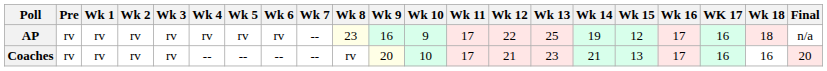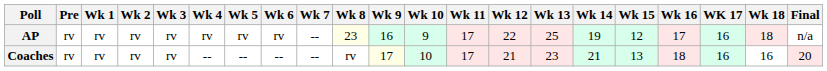(386, 55) 20 -> (386, 55) 17
(679, 55) 17 -> (679, 55) 18
